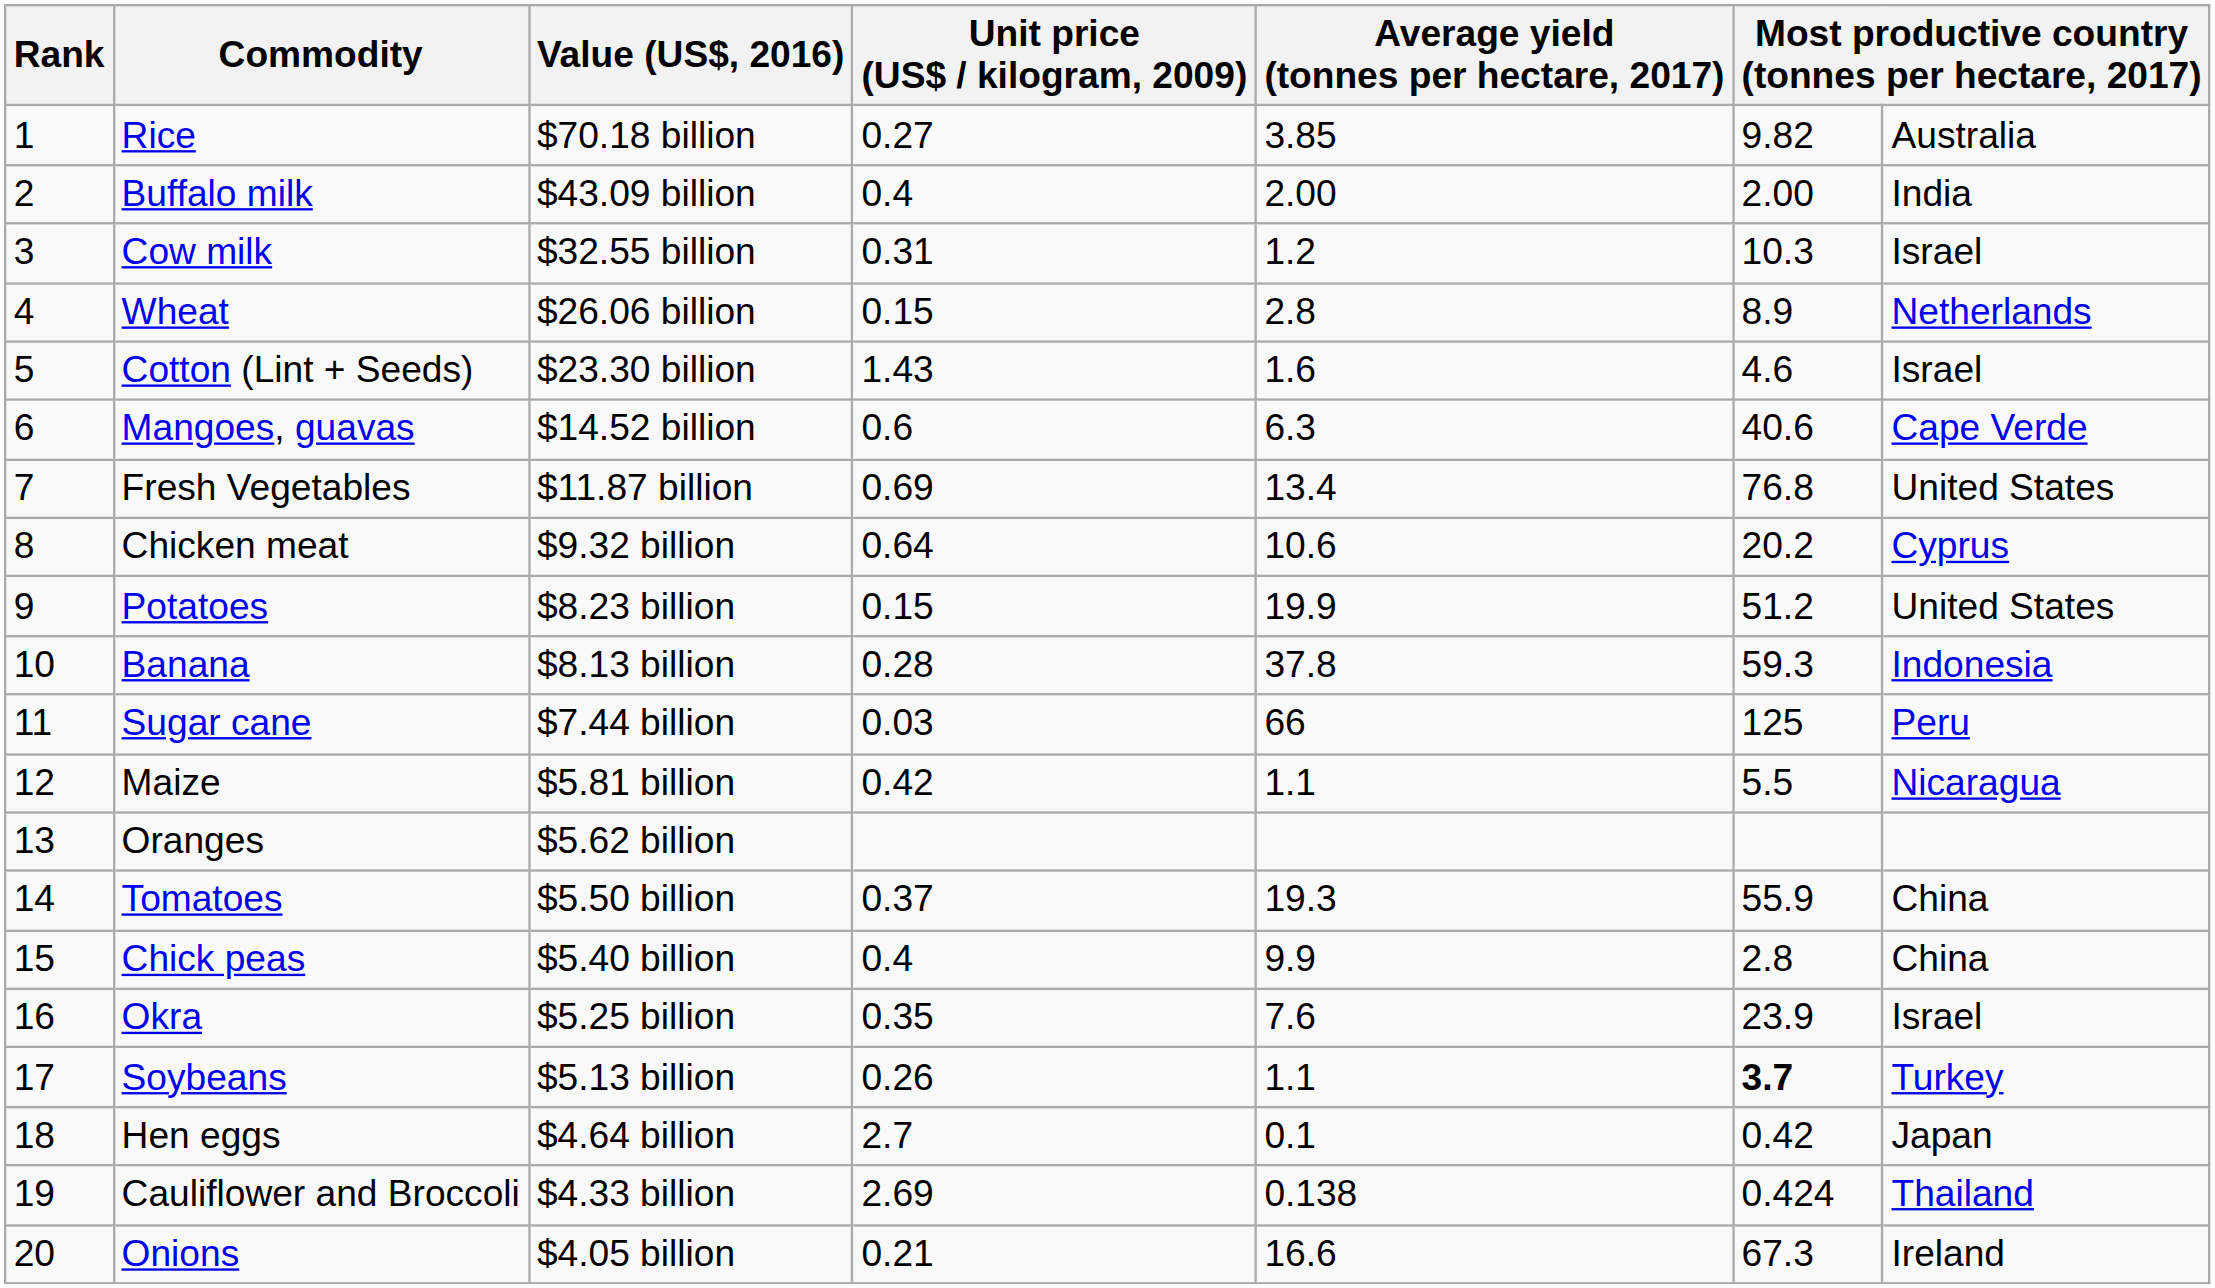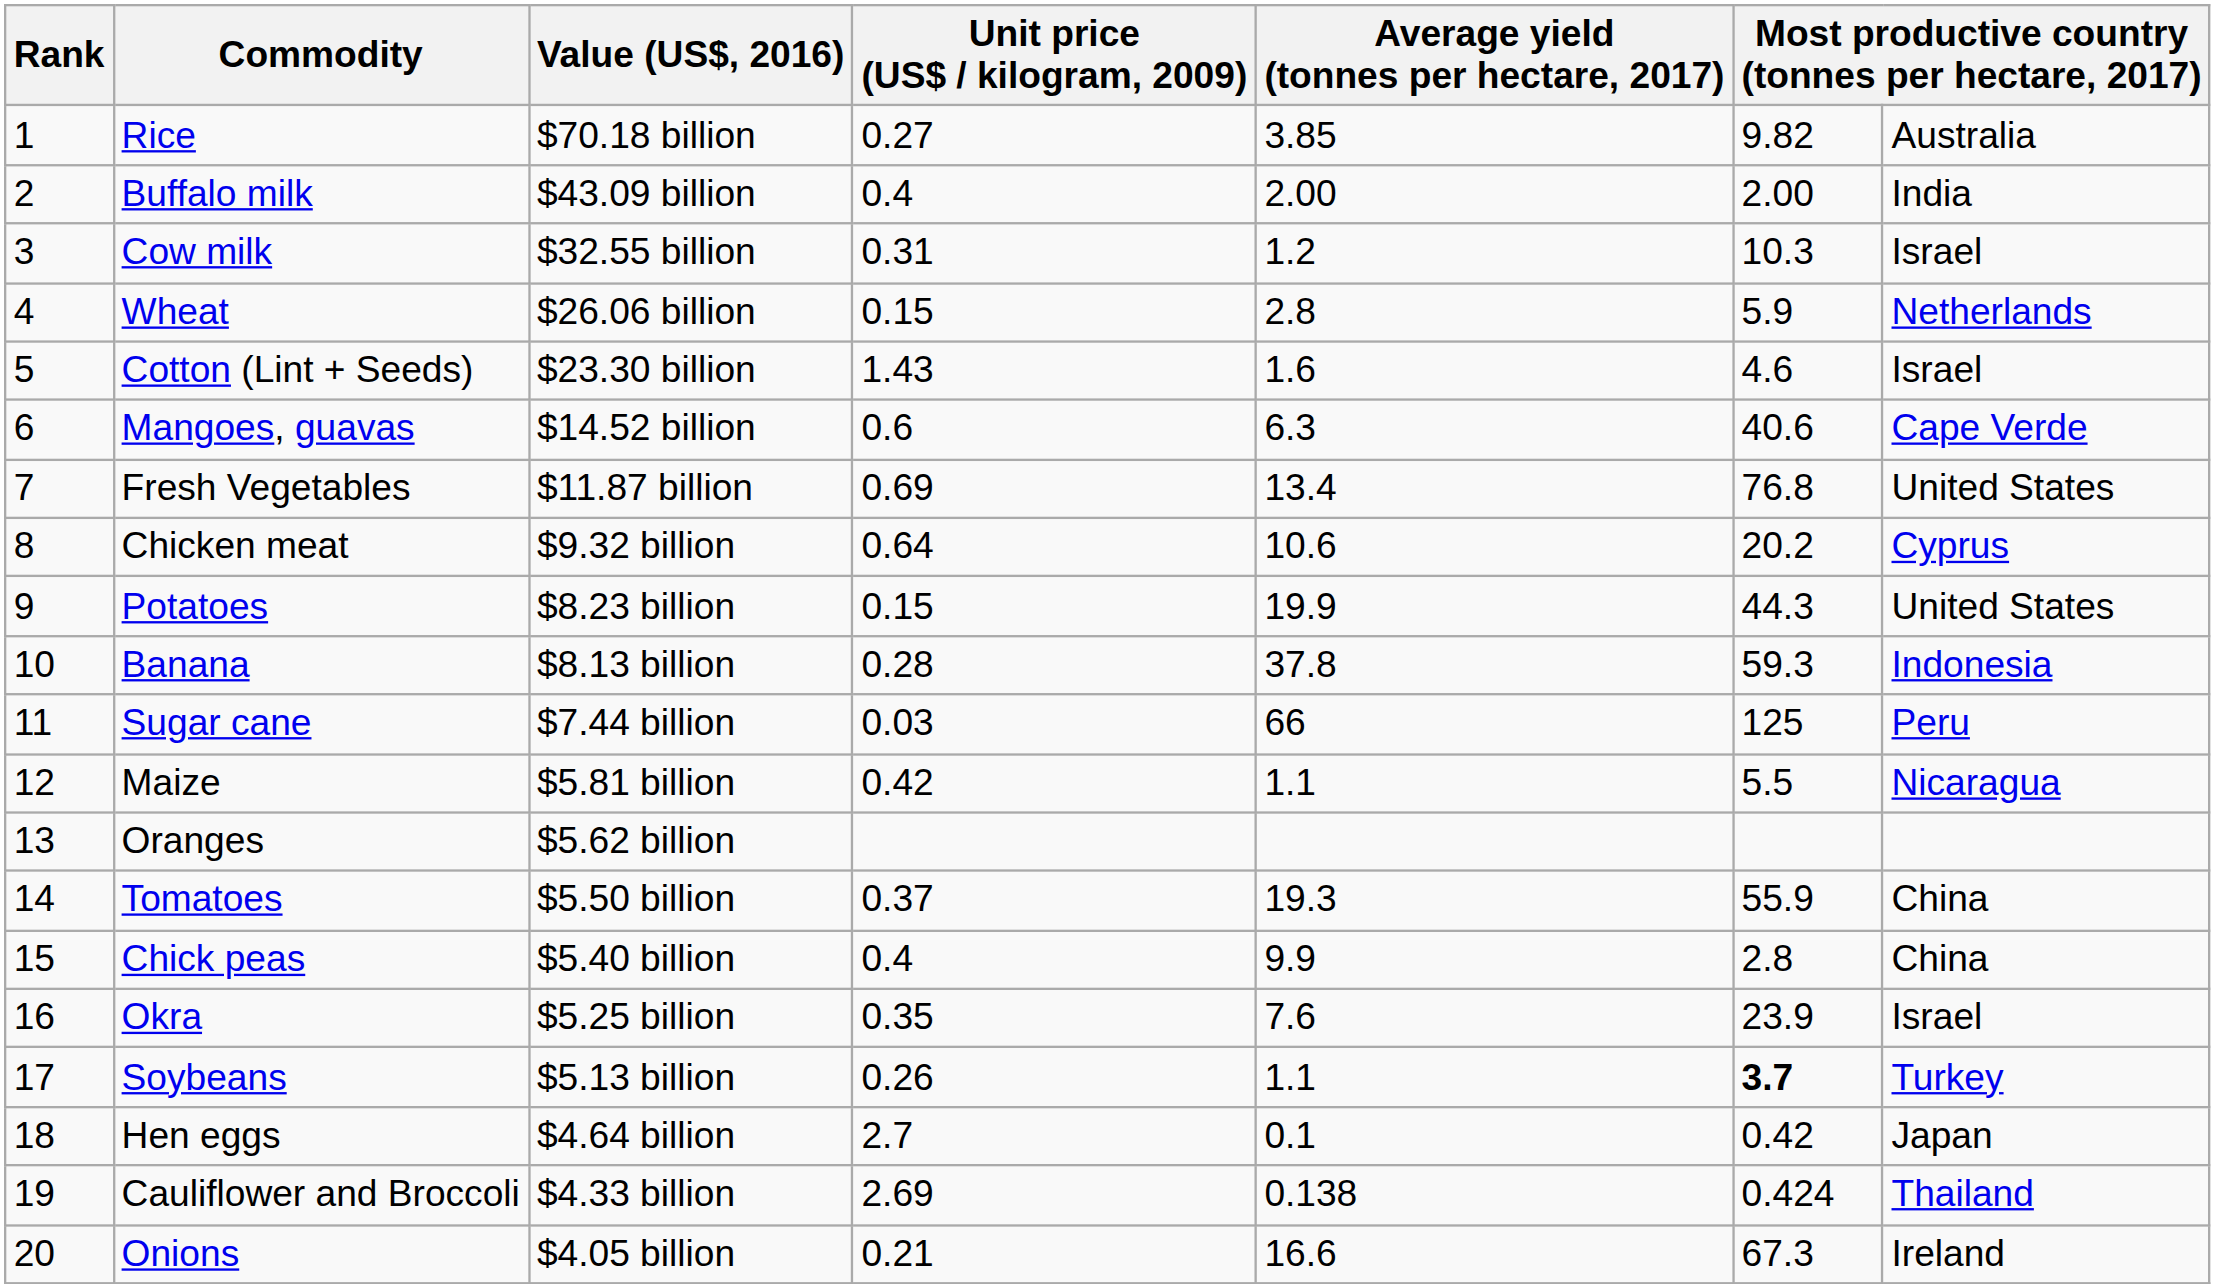(1767, 311) 8.9 -> (1767, 311) 5.9
(1778, 605) 51.2 -> (1778, 605) 44.3
